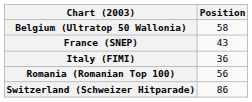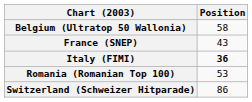(223, 58) normal -> (223, 58) bold
(223, 74) 56 -> (223, 74) 53
